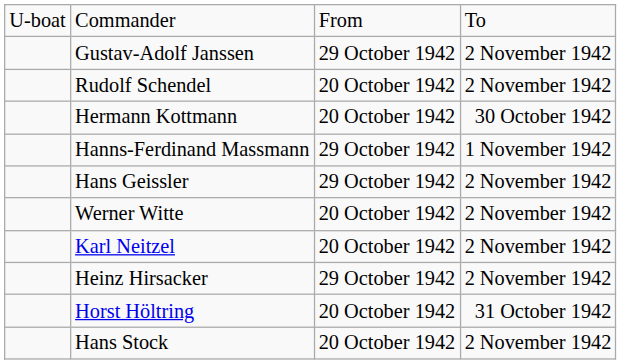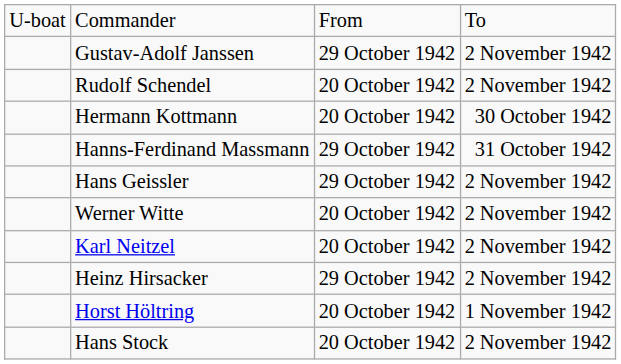(538, 149) 1 November 1942 -> (543, 149) 31 October 1942
(543, 310) 31 October 1942 -> (538, 310) 1 November 1942
